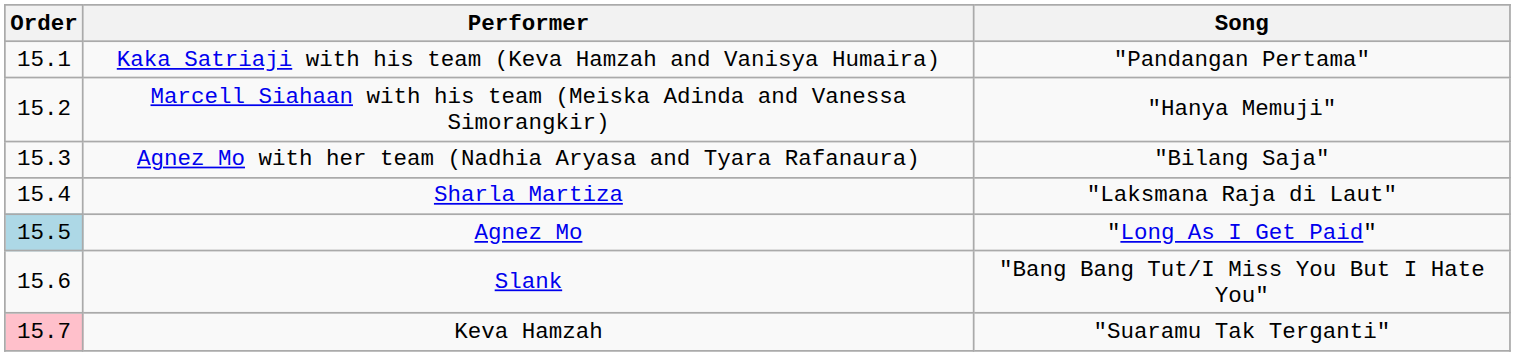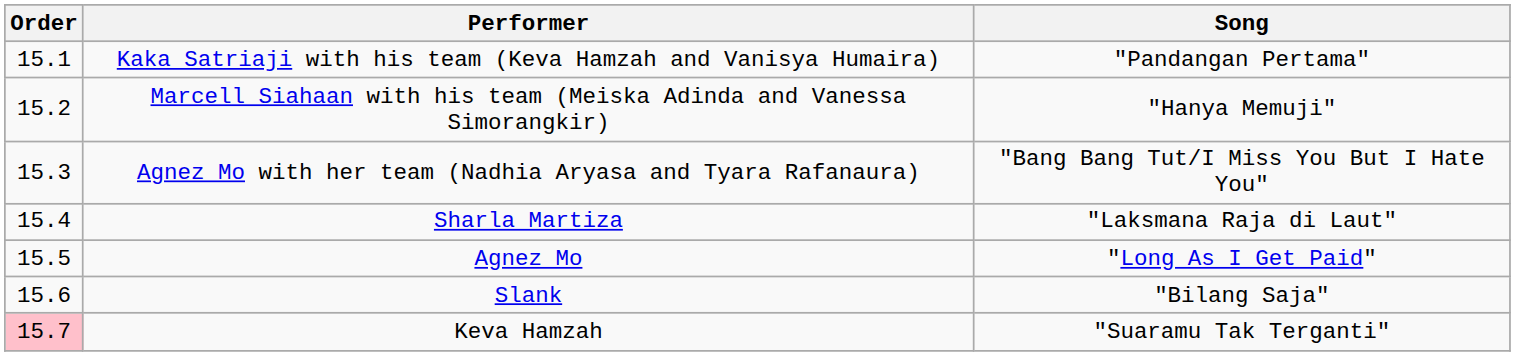(1242, 159) "Bilang Saja" -> (1242, 172) "Bang Bang Tut/I Miss You But I Hate You"
(44, 232) lightblue background -> (44, 258) no background
(1242, 282) "Bang Bang Tut/I Miss You But I Hate You" -> (1242, 295) "Bilang Saja"
